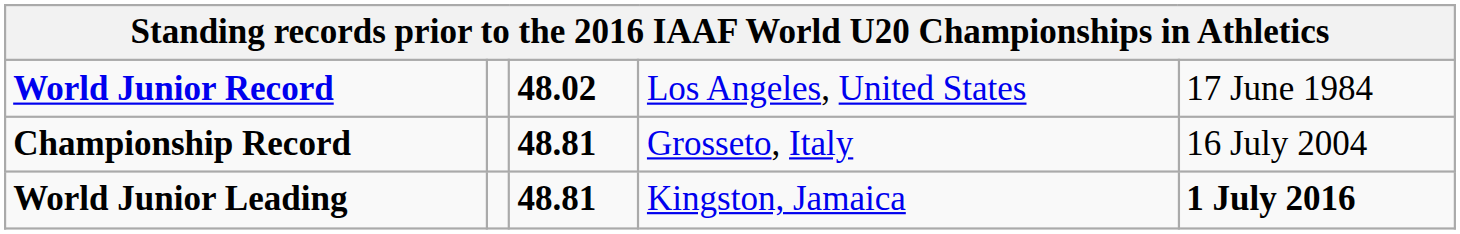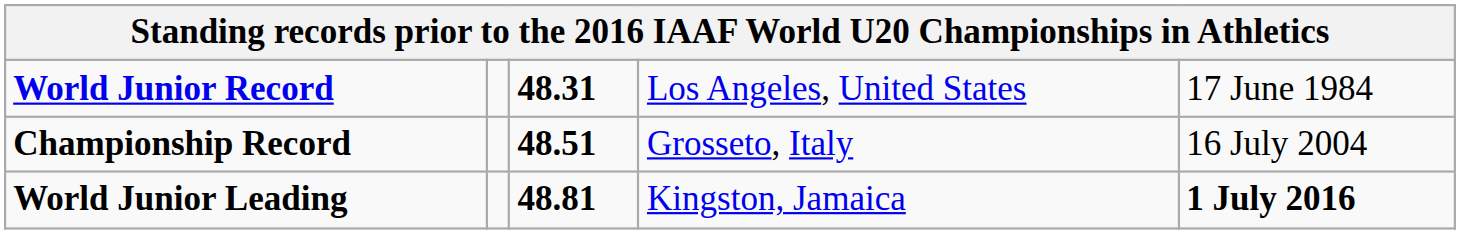(557, 87) 48.02 -> (557, 87) 48.31
(557, 143) 48.81 -> (557, 143) 48.51
